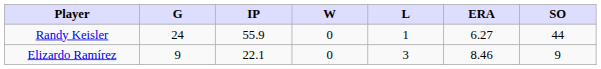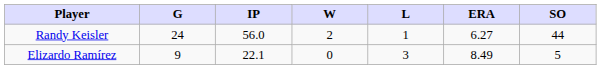(254, 34) 55.9 -> (254, 34) 56.0
(330, 34) 0 -> (330, 34) 2
(482, 54) 8.46 -> (482, 54) 8.49
(558, 54) 9 -> (558, 54) 5
